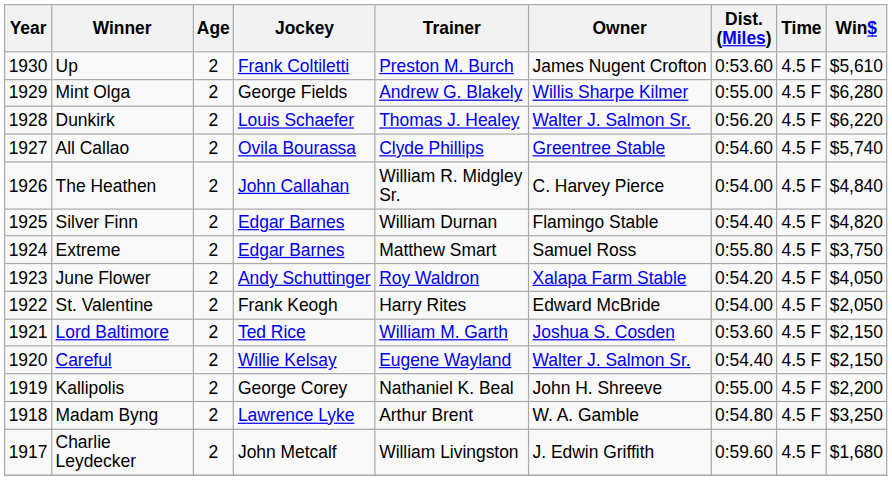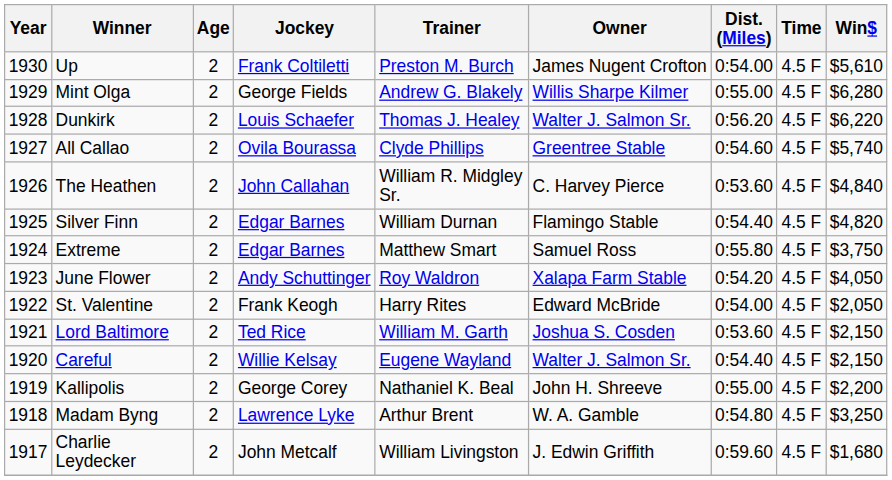(744, 66) 0:53.60 -> (744, 66) 0:54.00
(744, 185) 0:54.00 -> (744, 185) 0:53.60
